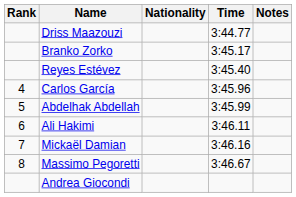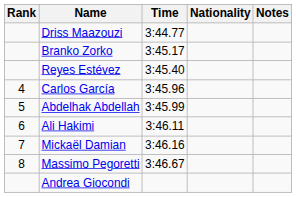columns swapped: (175, 13) <-> (231, 13)
